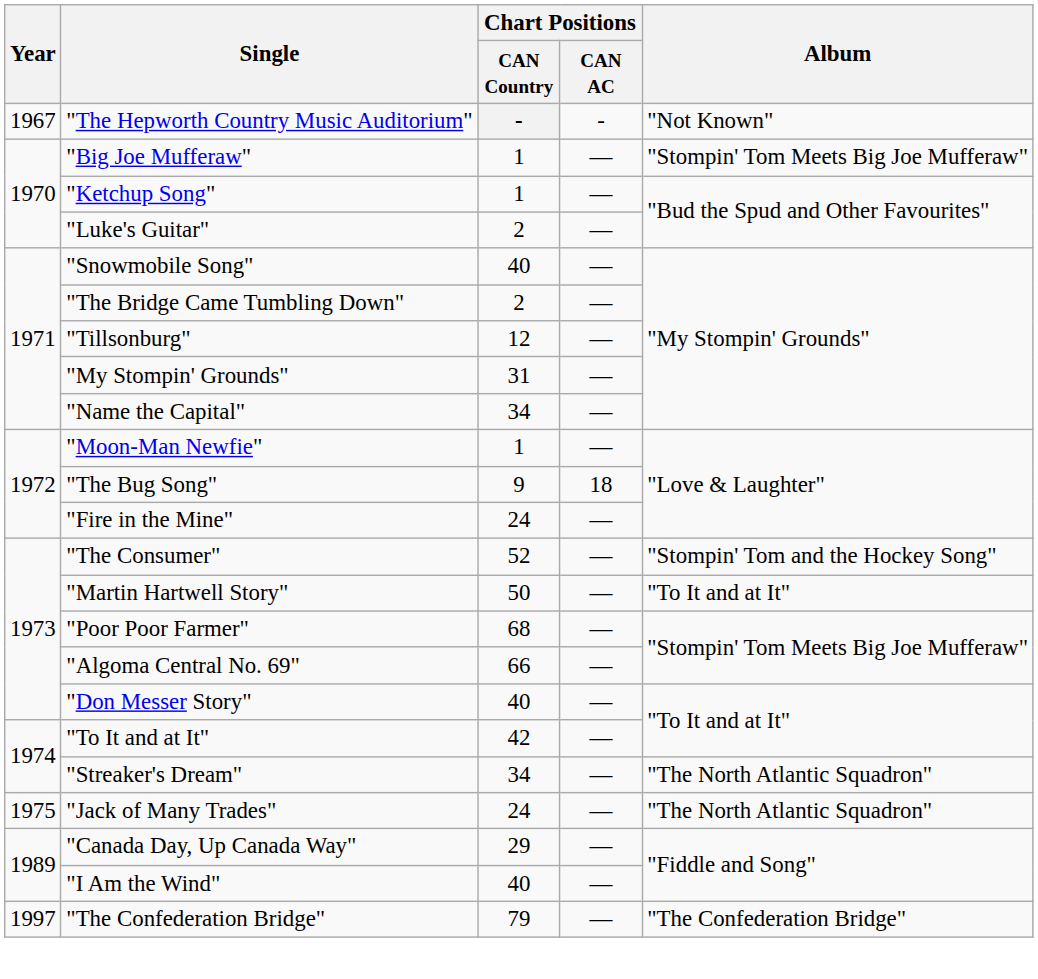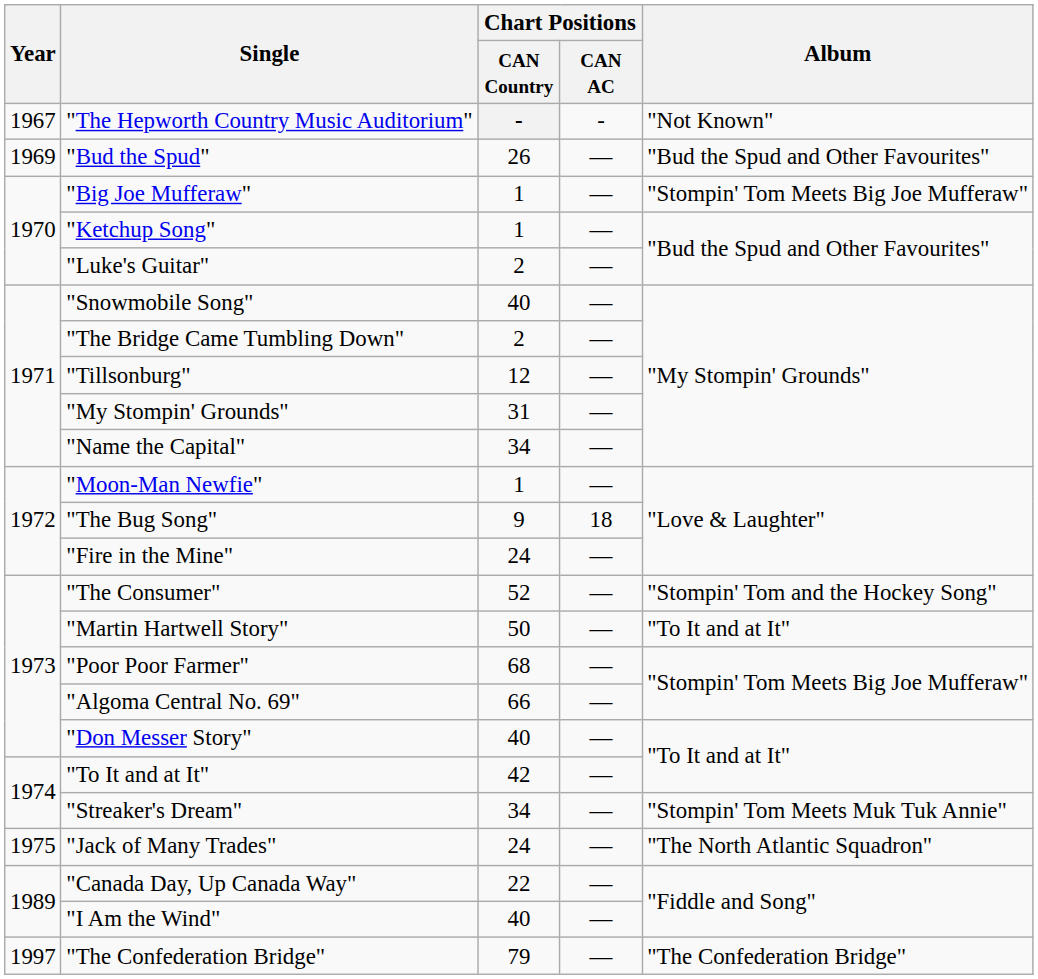+ row: (138, 157)
(790, 774) "The North Atlantic Squadron" -> (827, 810) "Stompin' Tom Meets Muk Tuk Annie"
(519, 846) 29 -> (519, 882) 22
